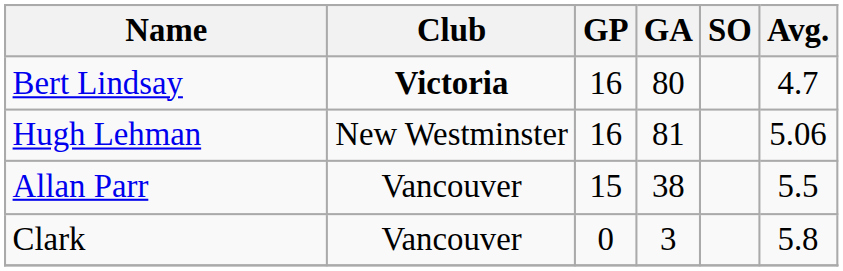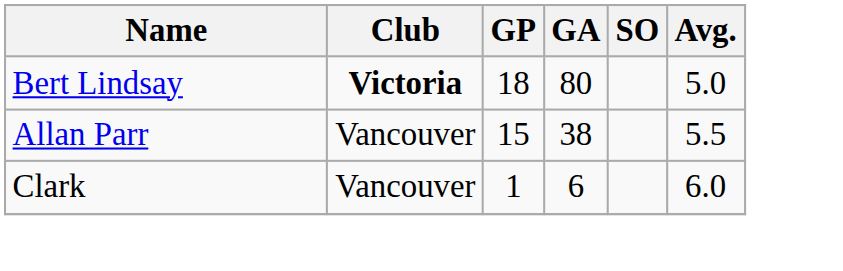(606, 82) 16 -> (513, 82) 18
(798, 82) 4.7 -> (706, 82) 5.0
- row: (107, 134)
(606, 238) 0 -> (513, 186) 1
(668, 238) 3 -> (576, 186) 6
(798, 238) 5.8 -> (706, 186) 6.0
